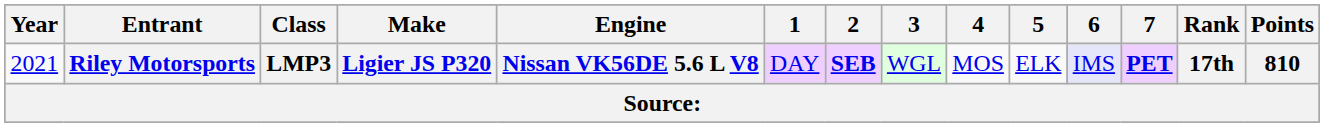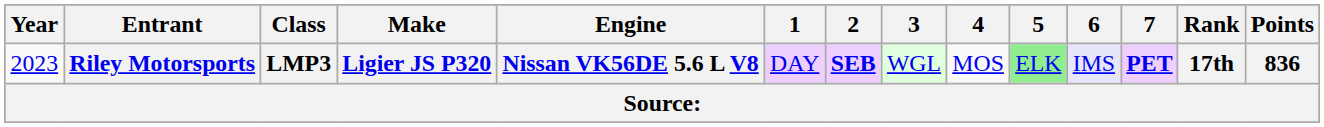(34, 62) 2021 -> (34, 62) 2023
(1038, 62) no background -> (1038, 62) lightgreen background
(1282, 62) 810 -> (1282, 62) 836
